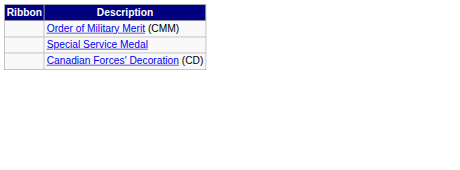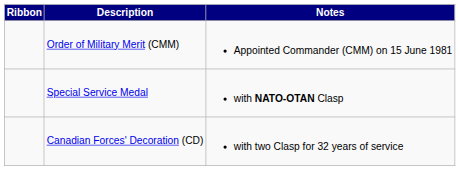+ column: (330, 12)
